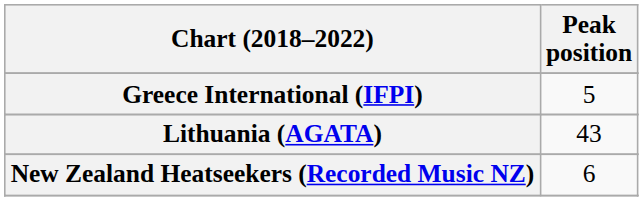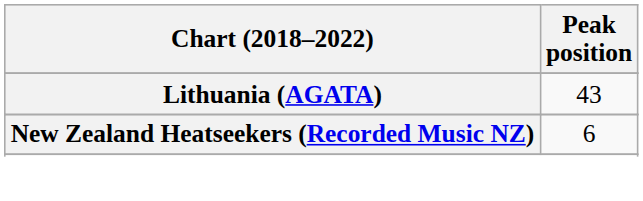- row: (272, 93)
